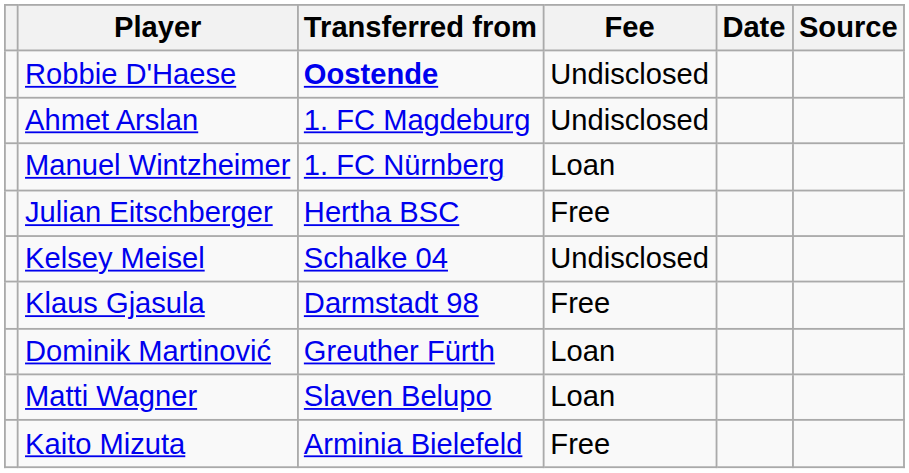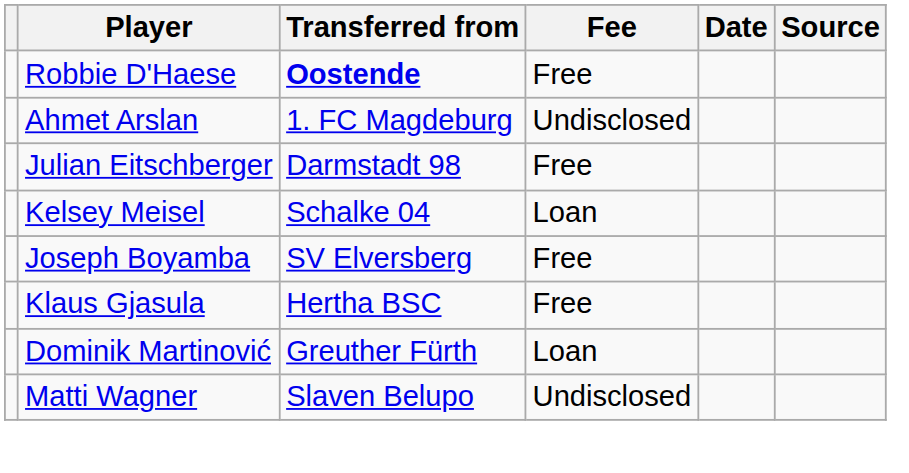(630, 73) Undisclosed -> (563, 73) Free
- row: (158, 166)
(382, 212) Hertha BSC -> (374, 166) Darmstadt 98
(630, 258) Undisclosed -> (565, 212) Loan
+ row: (138, 258)
(391, 304) Darmstadt 98 -> (364, 304) Hertha BSC
(583, 397) Loan -> (612, 397) Undisclosed
- row: (105, 443)
